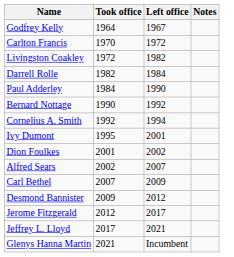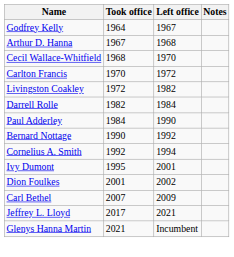+ row: (39, 43)
+ row: (54, 58)
- row: (31, 167)
- row: (45, 197)
- row: (42, 213)
